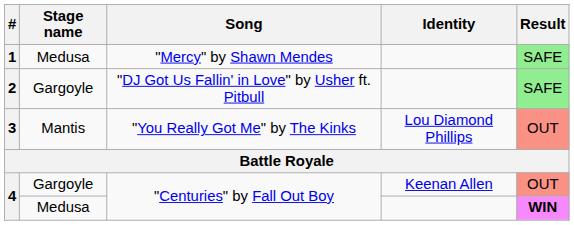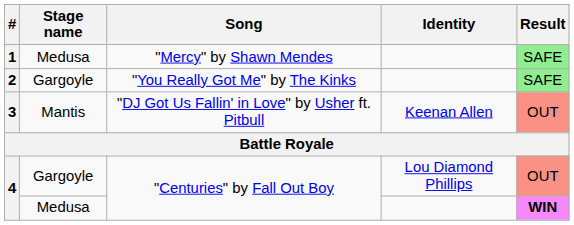(244, 88) "DJ Got Us Fallin' in Love" by Usher ft. Pitbull -> (244, 80) "You Really Got Me" by The Kinks
(244, 128) "You Really Got Me" by The Kinks -> (244, 112) "DJ Got Us Fallin' in Love" by Usher ft. Pitbull
(449, 128) Lou Diamond Phillips -> (449, 112) Keenan Allen
(449, 184) Keenan Allen -> (449, 176) Lou Diamond Phillips
